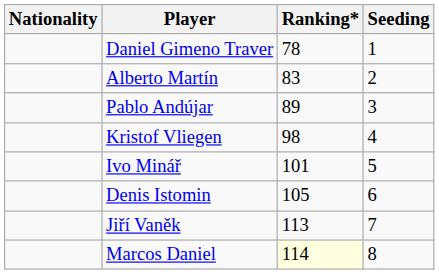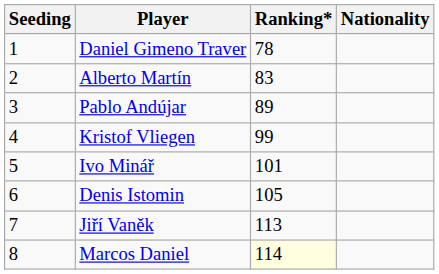columns swapped: (53, 19) <-> (399, 19)
(291, 136) 98 -> (264, 136) 99
